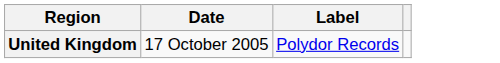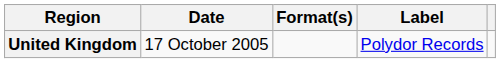+ column: (315, 17)
